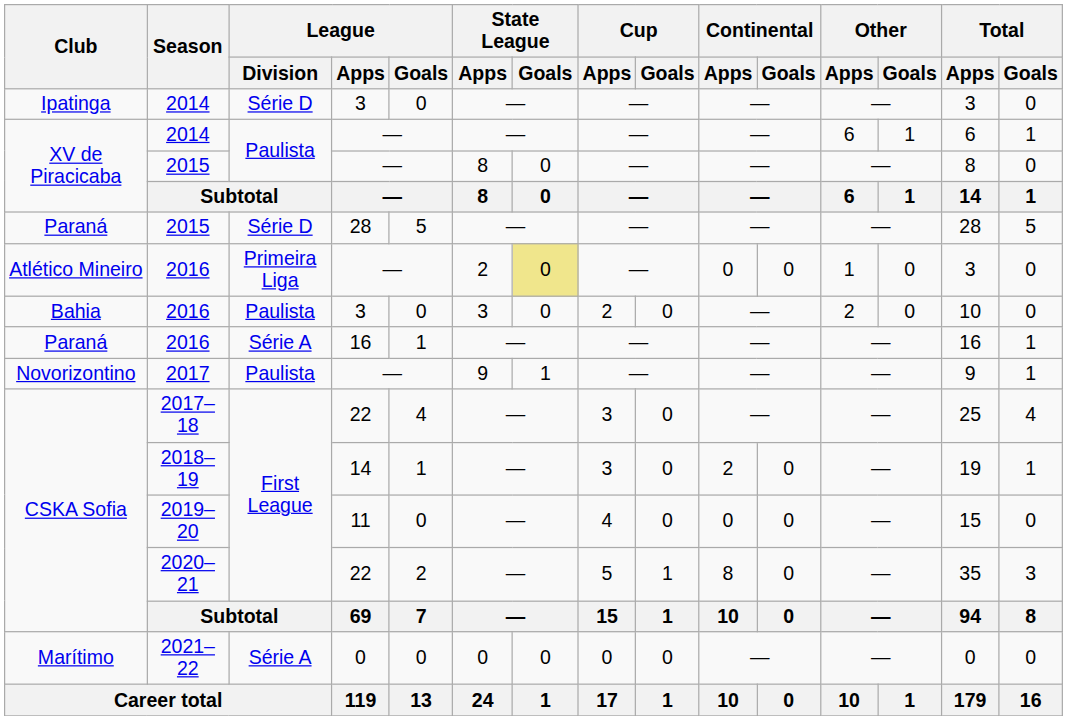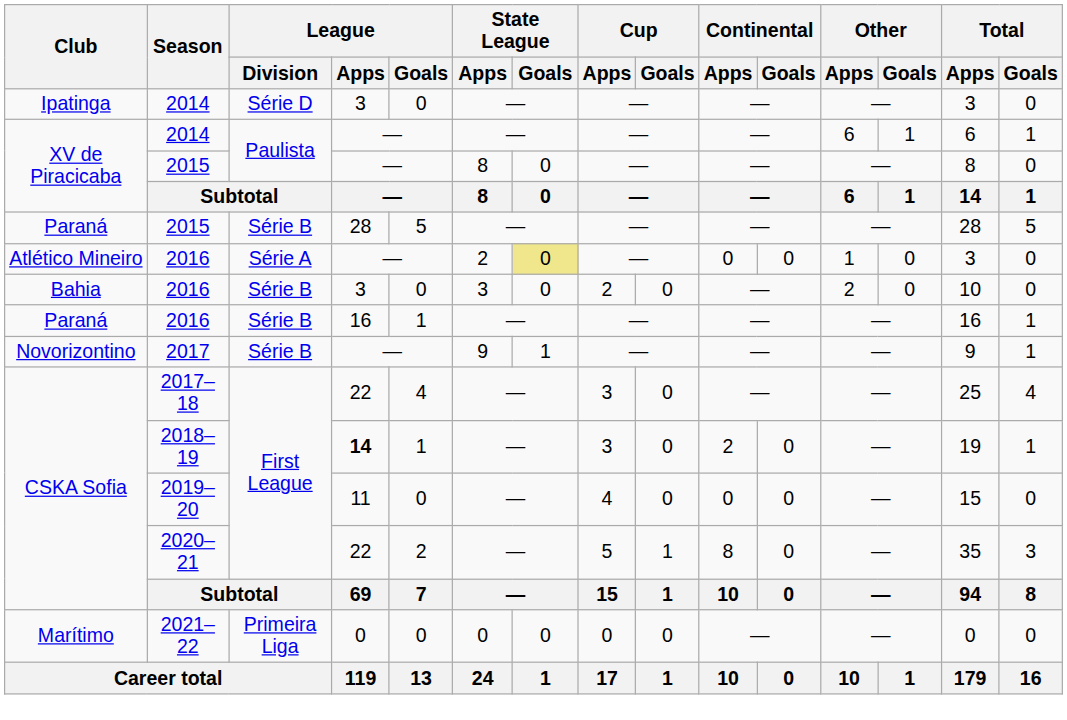(280, 227) Série D -> (280, 227) Série B
(280, 269) Primeira Liga -> (280, 258) Série A
(280, 311) Paulista -> (280, 289) Série B
(280, 342) Série A -> (280, 320) Série B
(280, 373) Paulista -> (280, 351) Série B
(361, 468) normal -> (361, 446) bold
(280, 658) Série A -> (280, 636) Primeira Liga
